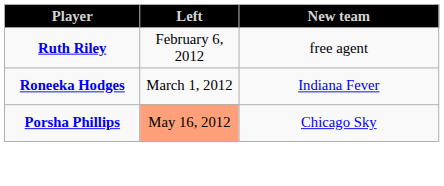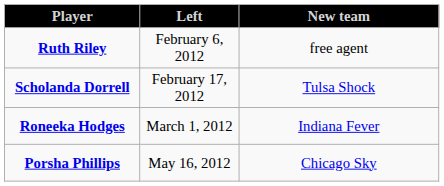+ row: (72, 87)
(189, 122) lightsalmon background -> (189, 162) no background
